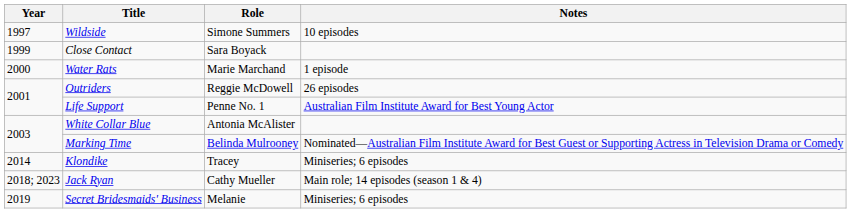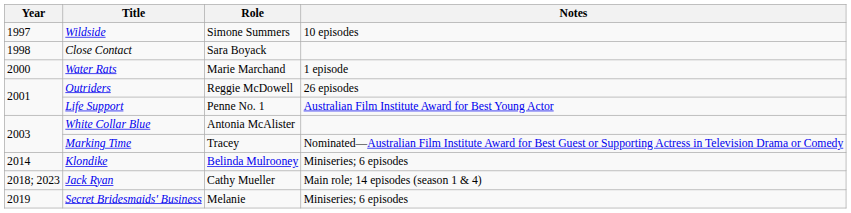(19, 50) 1999 -> (19, 50) 1998
(253, 143) Belinda Mulrooney -> (223, 143) Tracey
(223, 161) Tracey -> (253, 161) Belinda Mulrooney
